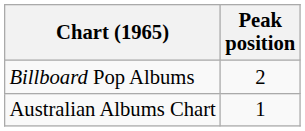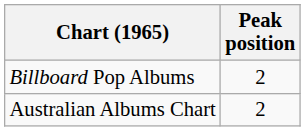(260, 109) 1 -> (260, 109) 2
